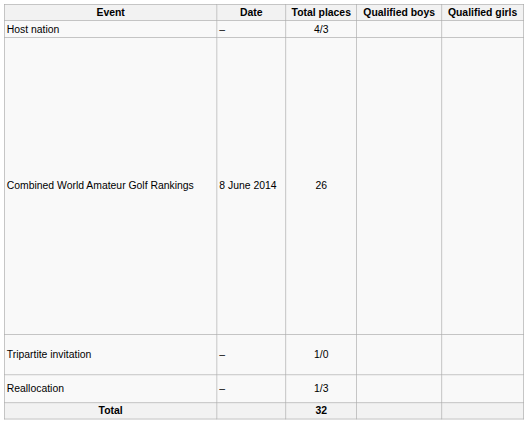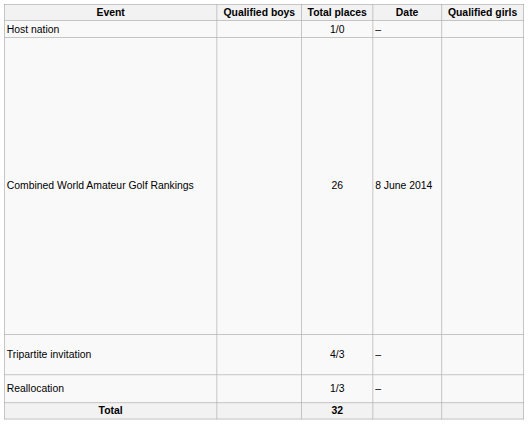columns swapped: (251, 12) <-> (399, 12)
(321, 29) 4/3 -> (337, 29) 1/0
(321, 354) 1/0 -> (337, 354) 4/3
